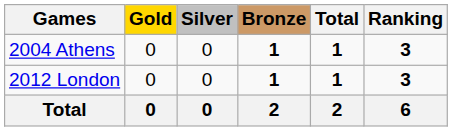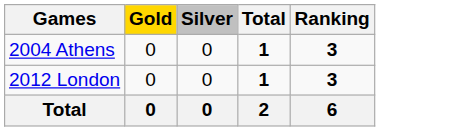- column: (274, 19)
